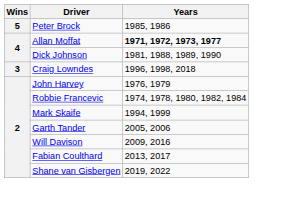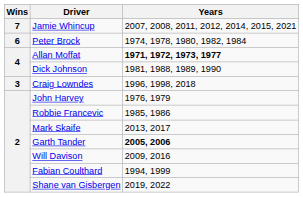+ row: (63, 26)
(17, 26) 5 -> (17, 41) 6
(148, 26) 1985, 1986 -> (186, 41) 1974, 1978, 1980, 1982, 1984
(186, 98) 1974, 1978, 1980, 1982, 1984 -> (148, 113) 1985, 1986
(148, 113) 1994, 1999 -> (148, 127) 2013, 2017
(148, 127) normal -> (148, 142) bold
(148, 156) 2013, 2017 -> (148, 171) 1994, 1999
